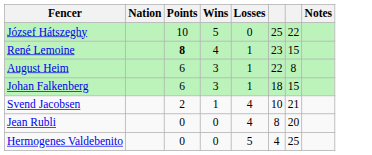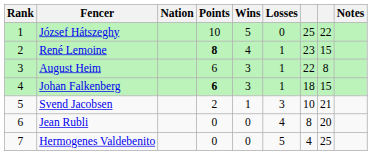+ column: (20, 13)
(182, 86) normal -> (214, 86) bold
(250, 104) 4 -> (282, 104) 3
